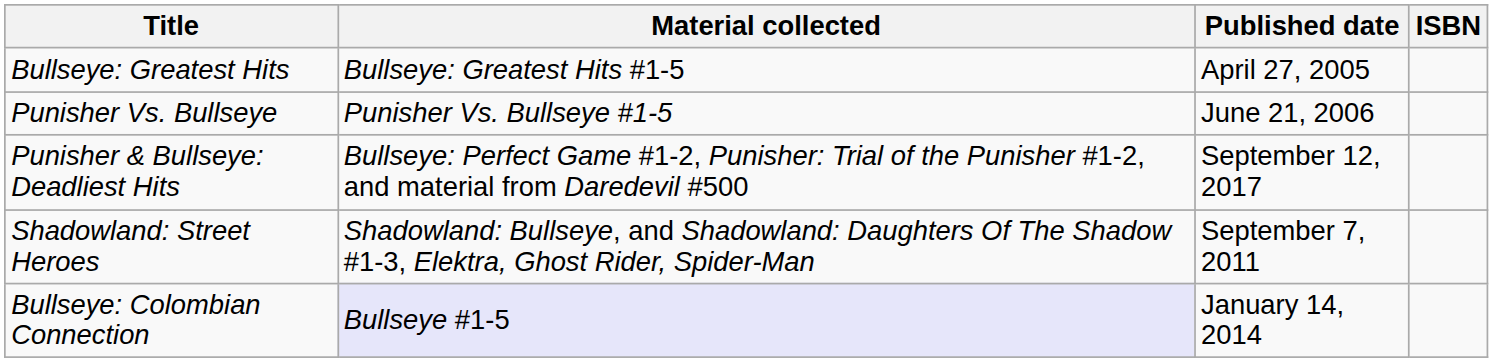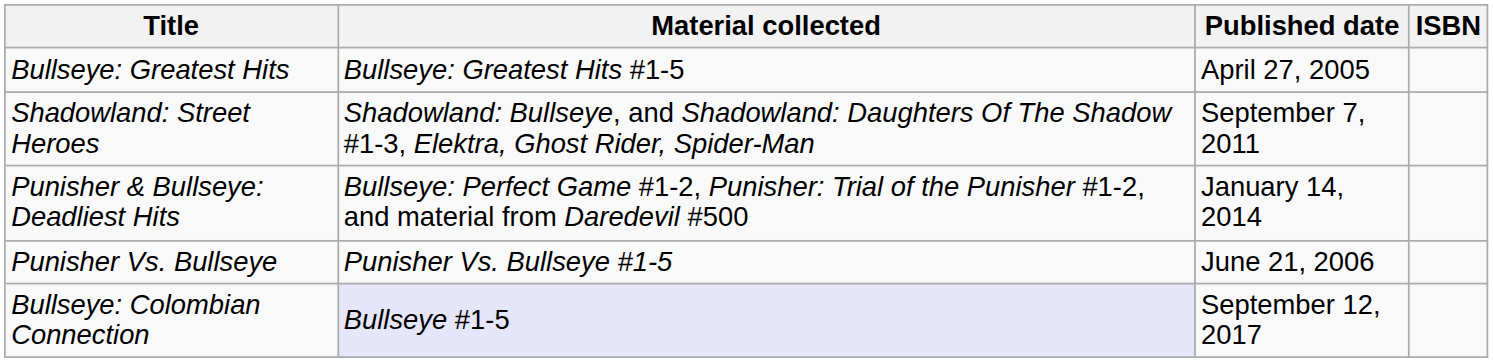rows swapped: (144, 112) <-> (131, 245)
(1291, 171) September 12, 2017 -> (1273, 202) January 14, 2014
(1273, 320) January 14, 2014 -> (1291, 320) September 12, 2017
